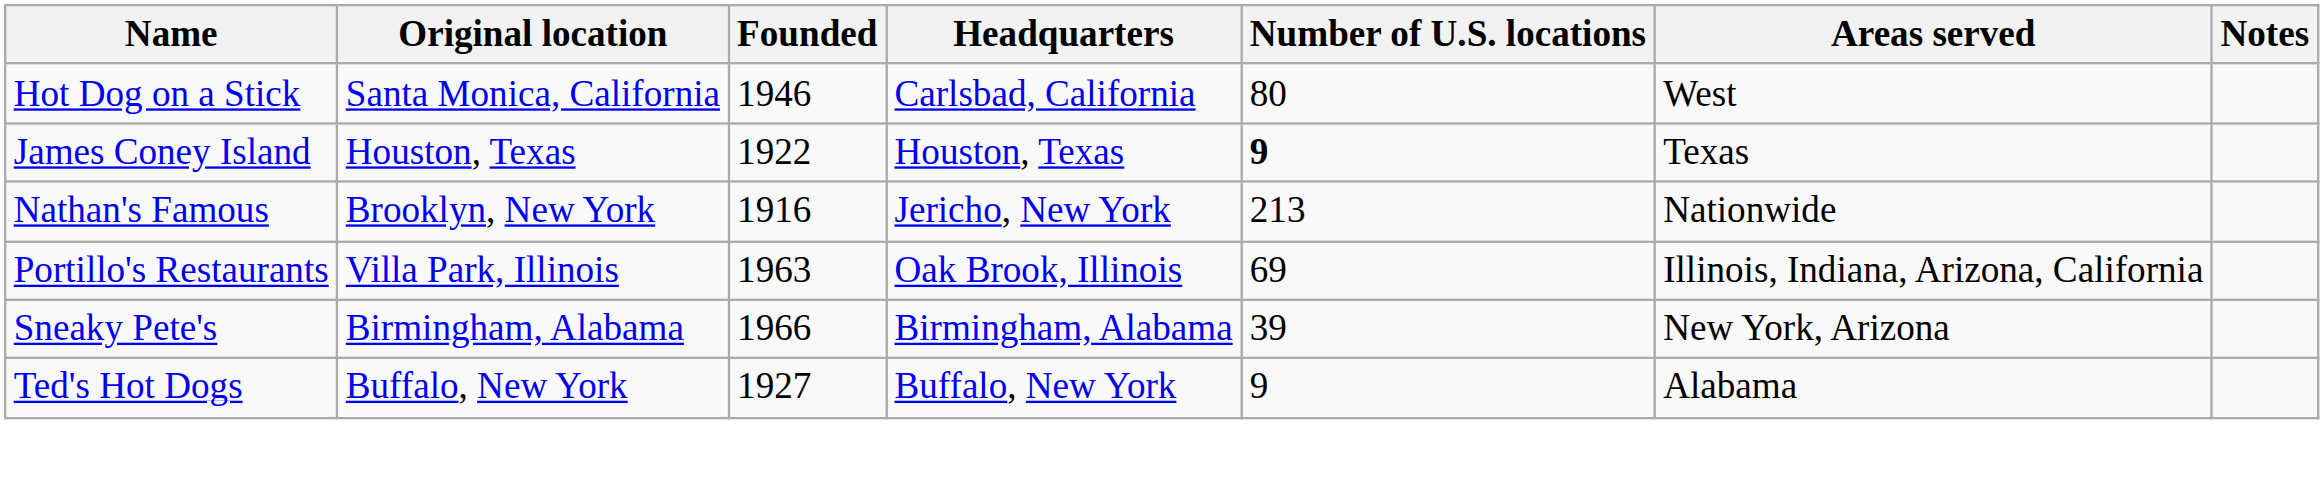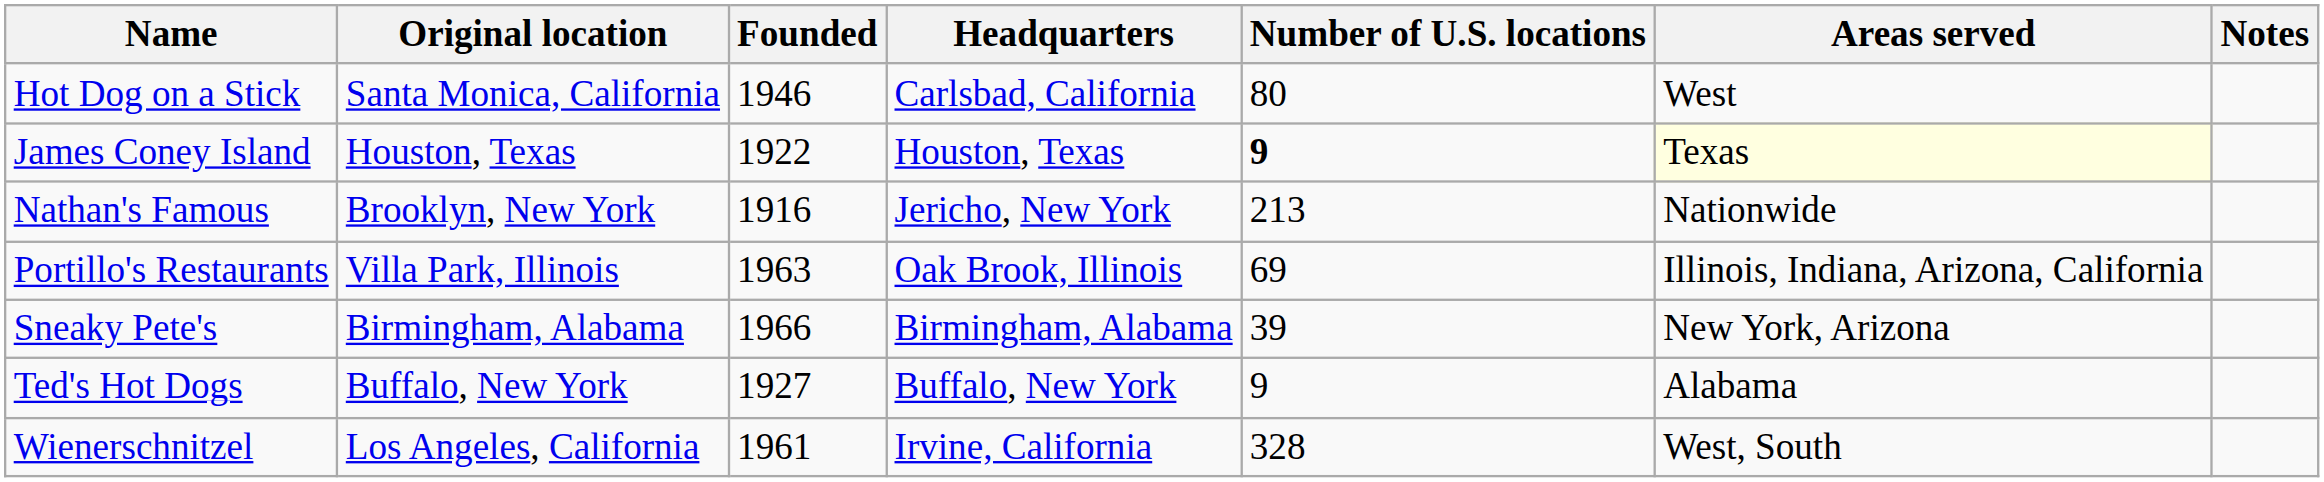(1706, 151) no background -> (1706, 151) lightyellow background
+ row: (134, 446)
